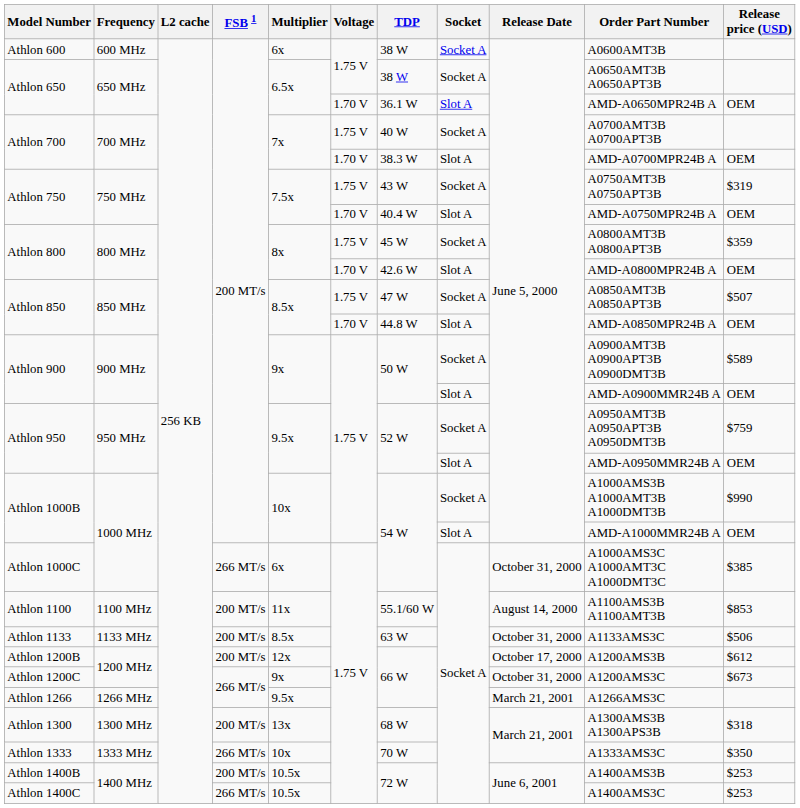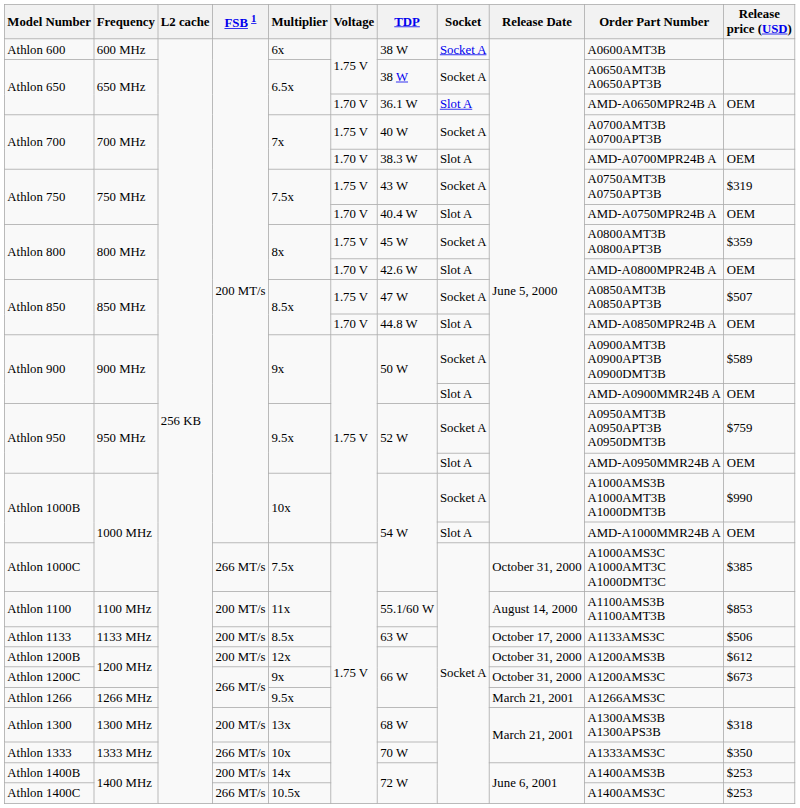(278, 567) 6x -> (283, 567) 7.5x
(537, 636) October 31, 2000 -> (537, 636) October 17, 2000
(537, 656) October 17, 2000 -> (537, 656) October 31, 2000
(286, 772) 10.5x -> (281, 772) 14x
